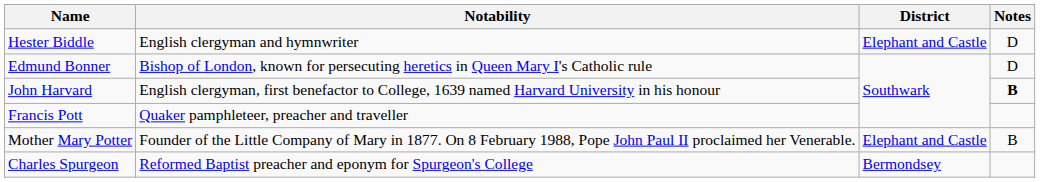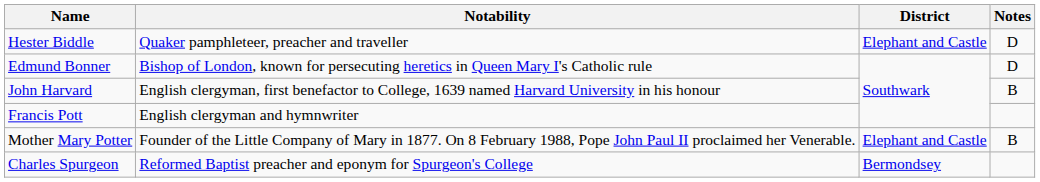(249, 41) English clergyman and hymnwriter -> (274, 41) Quaker pamphleteer, preacher and traveller
(1012, 90) bold -> (1012, 90) normal
(274, 115) Quaker pamphleteer, preacher and traveller -> (249, 115) English clergyman and hymnwriter
